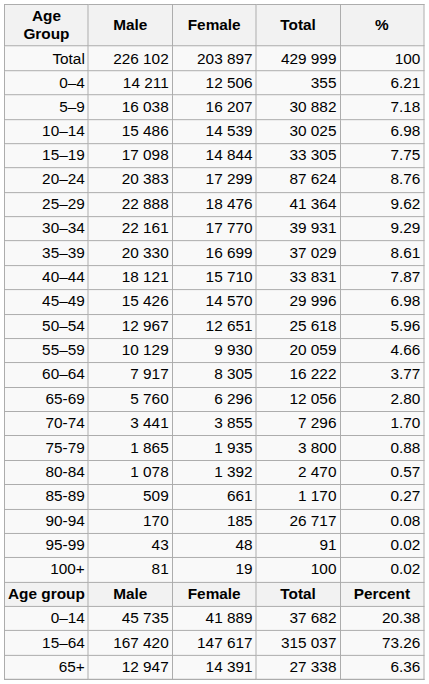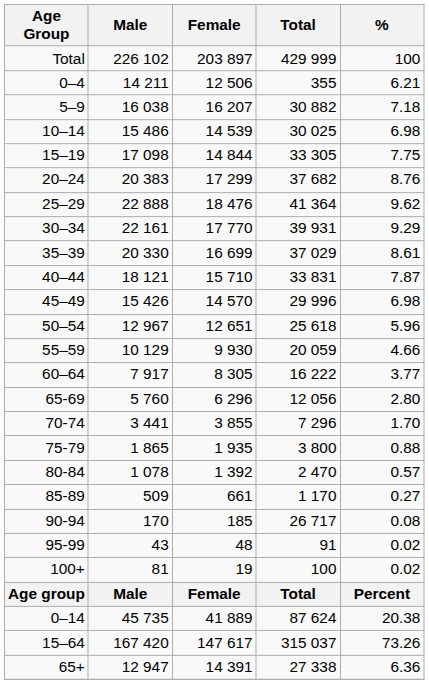(313, 180) 87 624 -> (313, 180) 37 682
(313, 618) 37 682 -> (313, 618) 87 624
